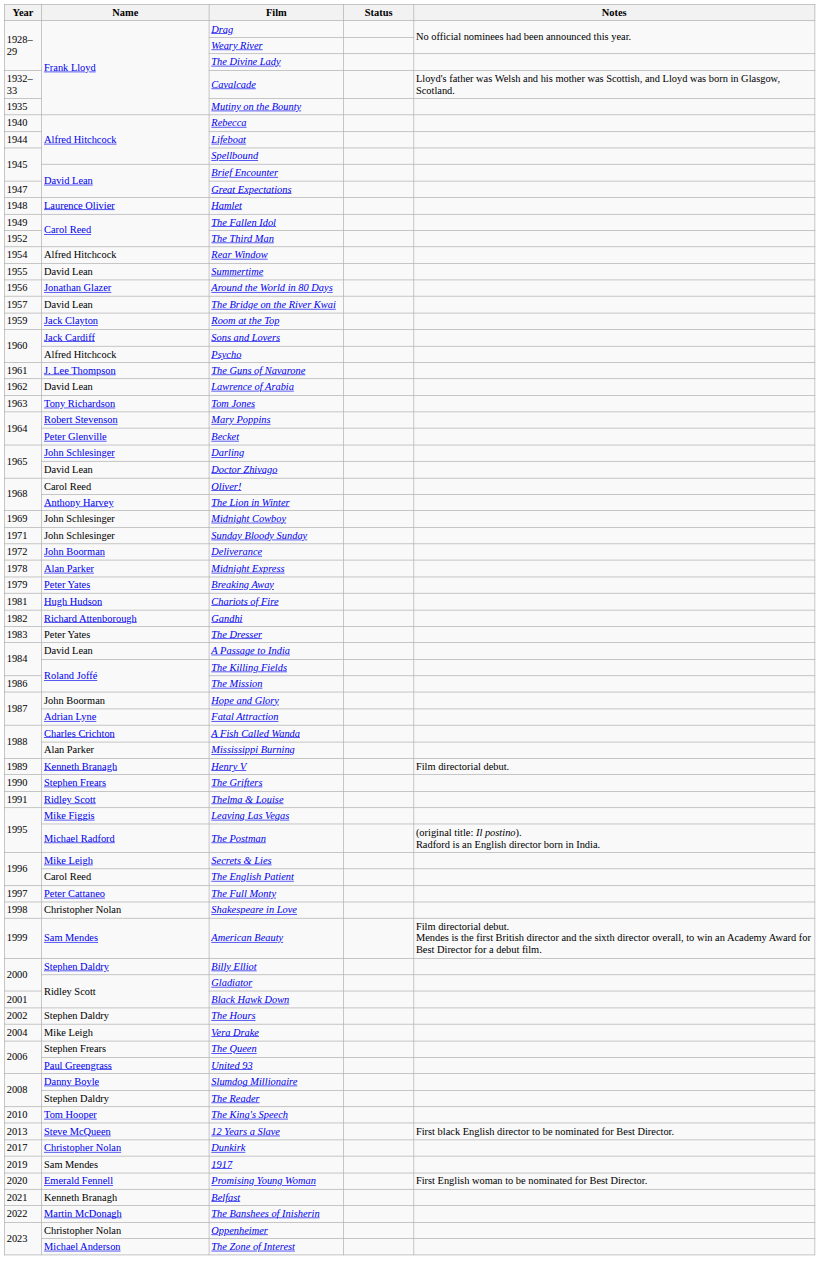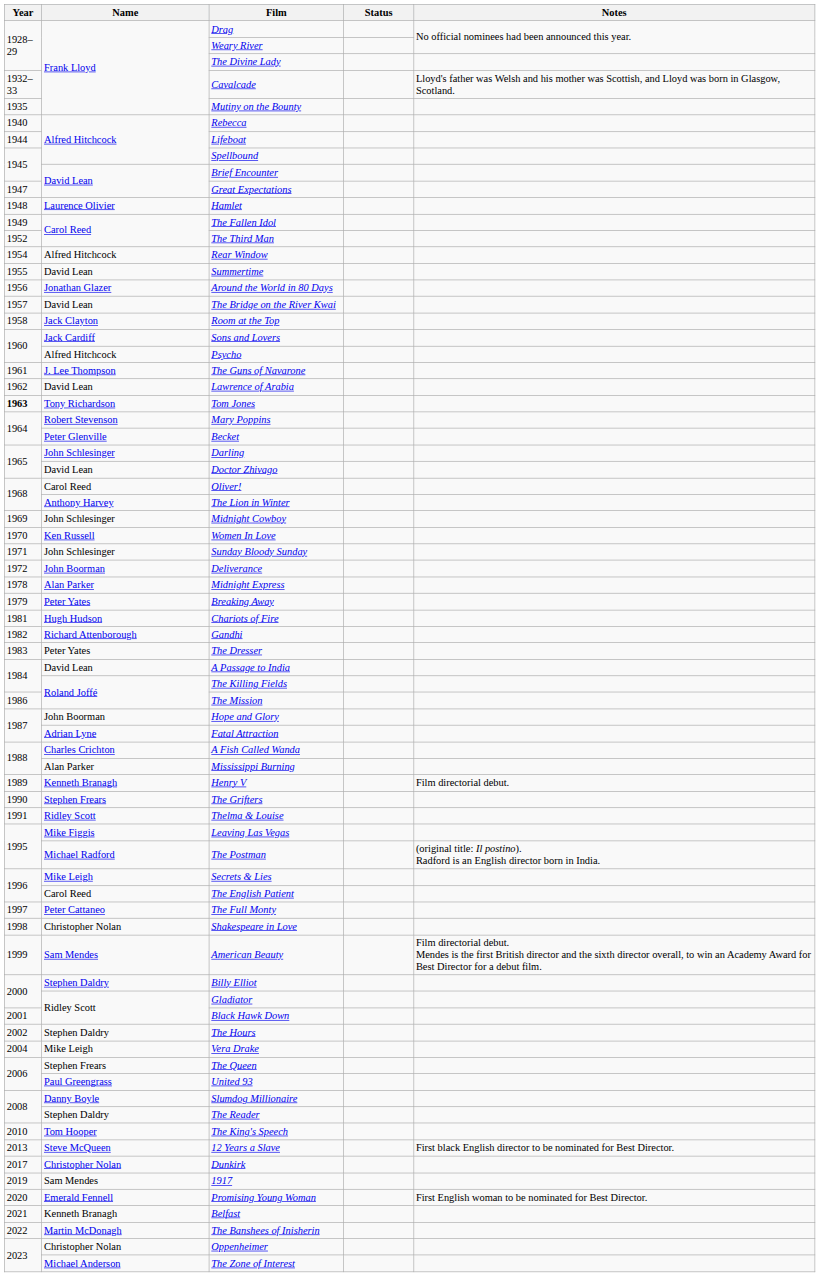(17, 321) 1959 -> (17, 321) 1958
(17, 403) normal -> (17, 403) bold
+ row: (243, 535)
